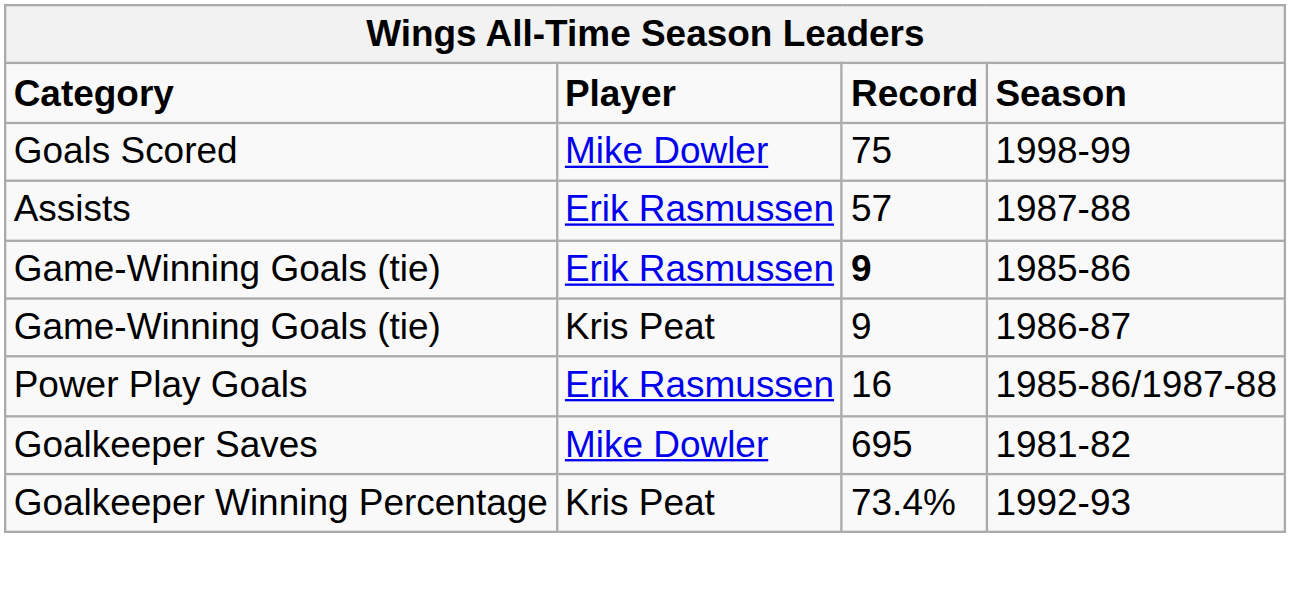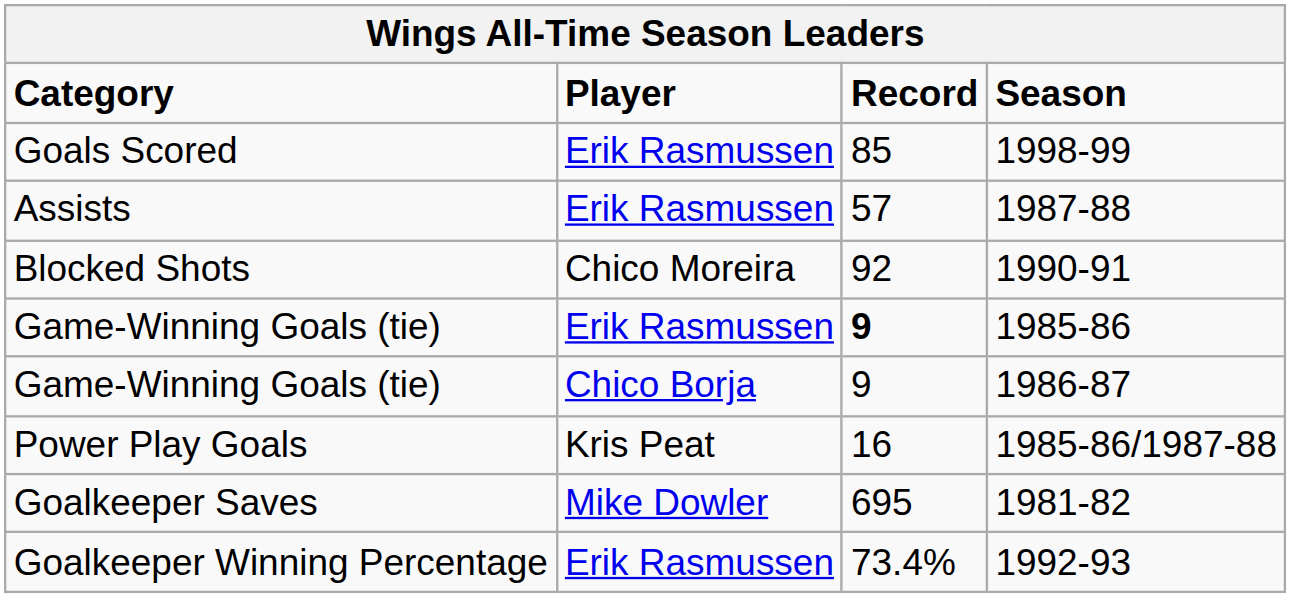(667, 151) Mike Dowler -> (699, 151) Erik Rasmussen
(872, 151) 75 -> (872, 151) 85
+ row: (1063, 268)
(640, 326) Kris Peat -> (660, 385) Chico Borja
(699, 385) Erik Rasmussen -> (640, 444) Kris Peat
(640, 502) Kris Peat -> (699, 561) Erik Rasmussen
